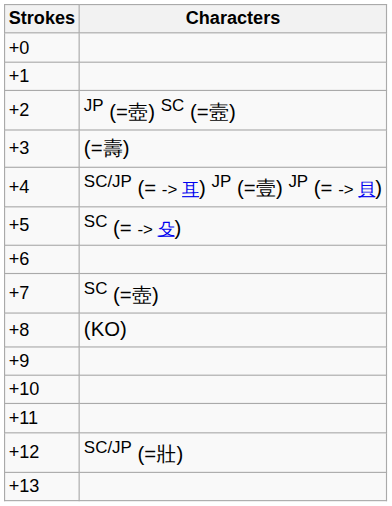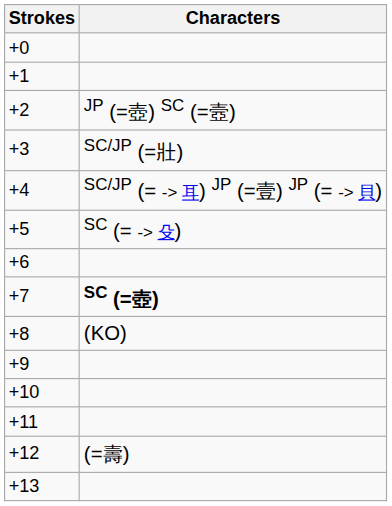(107, 149) (=壽) -> (134, 149) SC/JP (=壯)
(121, 293) normal -> (121, 296) bold
(134, 451) SC/JP (=壯) -> (107, 454) (=壽)
